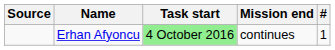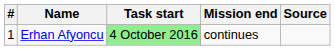columns swapped: (323, 14) <-> (29, 14)
